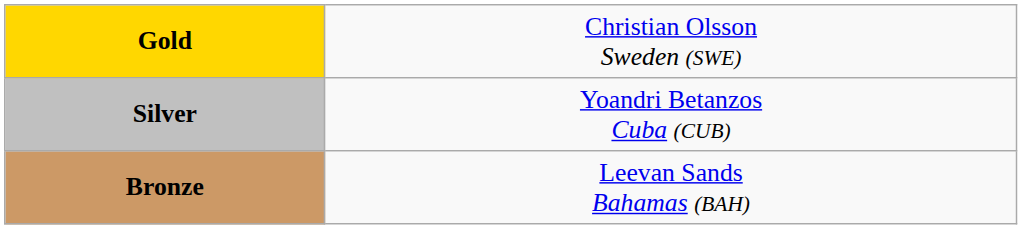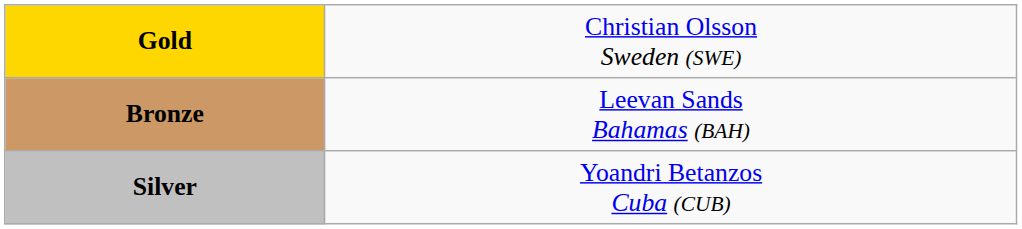rows swapped: (165, 113) <-> (165, 186)
